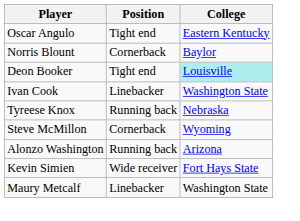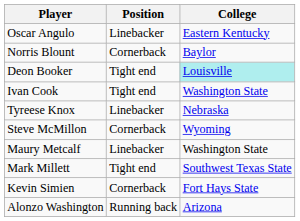(132, 33) Tight end -> (137, 33) Linebacker
(137, 91) Linebacker -> (132, 91) Tight end
(143, 110) Running back -> (137, 110) Linebacker
rows swapped: (44, 187) <-> (55, 149)
+ row: (38, 168)
(143, 168) Wide receiver -> (138, 187) Cornerback
